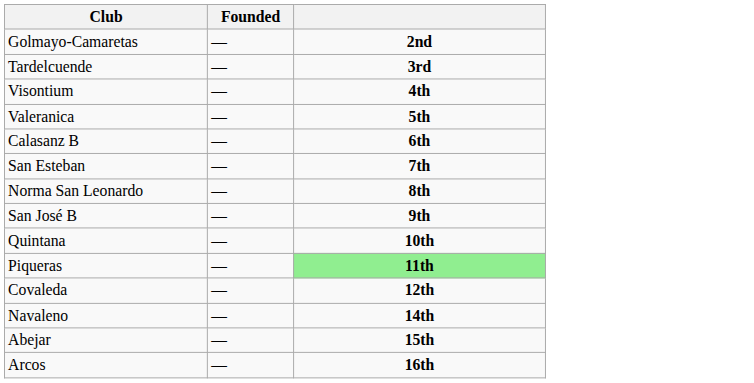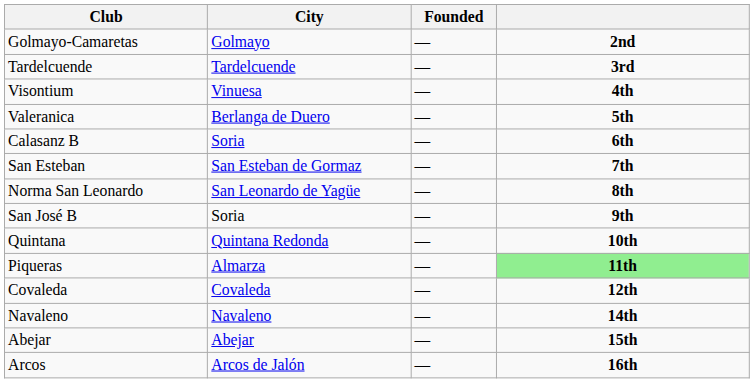+ column: (309, 16)
